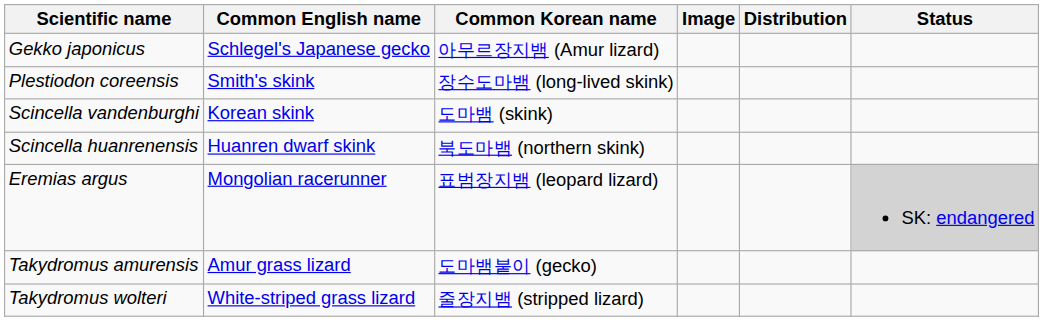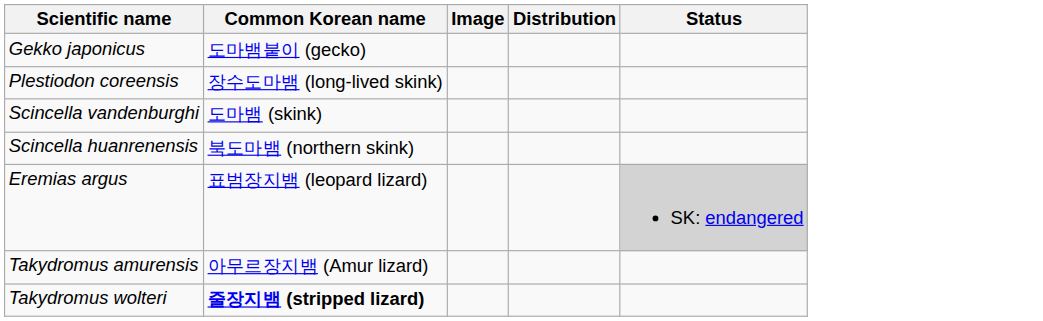- column: (319, 19)
(549, 49) 아무르장지뱀 (Amur lizard) -> (287, 49) 도마뱀붙이 (gecko)
(518, 266) 도마뱀붙이 (gecko) -> (318, 266) 아무르장지뱀 (Amur lizard)
(541, 299) normal -> (316, 299) bold
